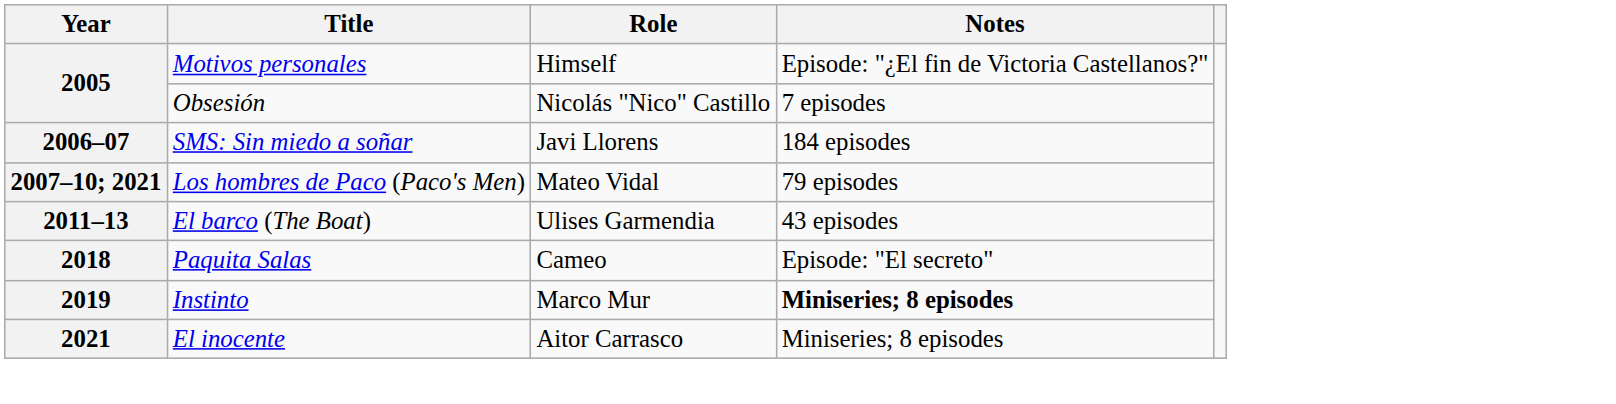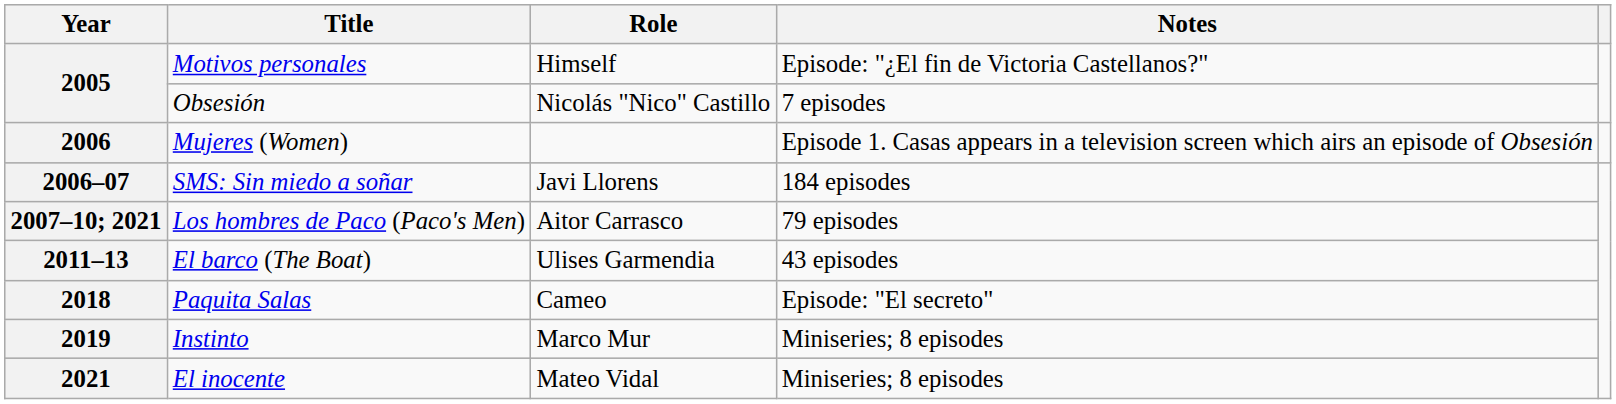+ row: (260, 142)
(598, 181) Mateo Vidal -> (610, 220) Aitor Carrasco
(897, 299) bold -> (893, 338) normal
(610, 338) Aitor Carrasco -> (598, 378) Mateo Vidal
